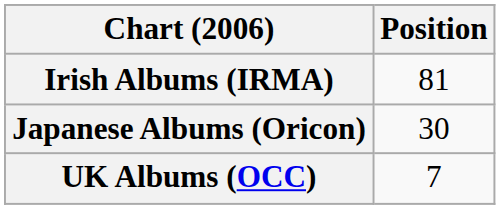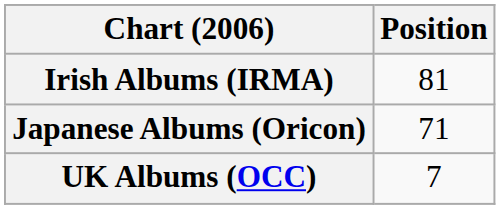(434, 128) 30 -> (434, 128) 71
